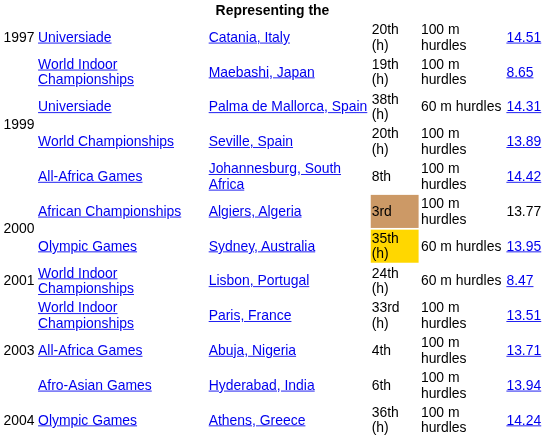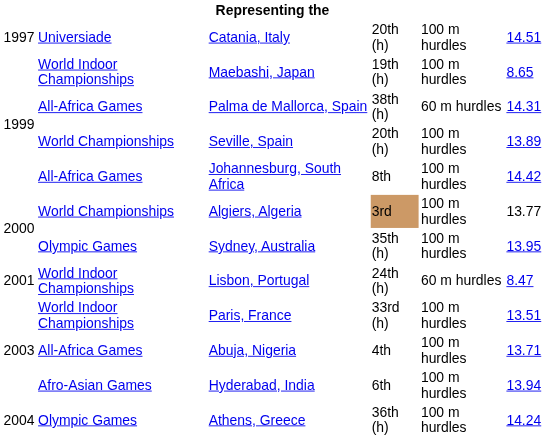(75, 107) Universiade -> (90, 107) All-Africa Games
(110, 211) African Championships -> (106, 211) World Championships
(385, 246) gold background -> (385, 246) no background
(461, 246) 60 m hurdles -> (444, 246) 100 m hurdles
